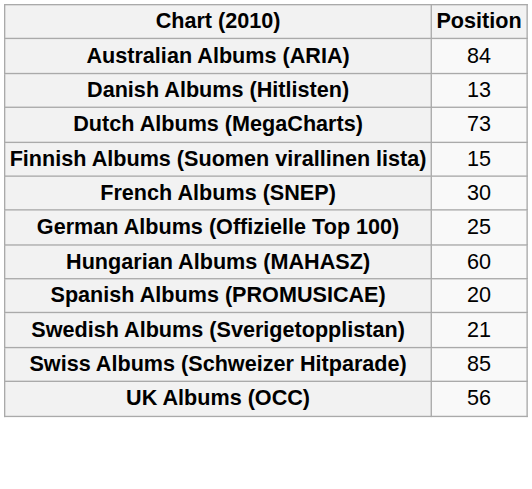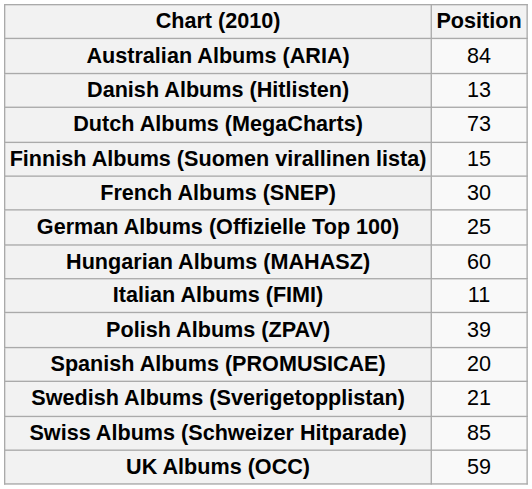+ row: (218, 295)
+ row: (218, 329)
(479, 398) 56 -> (479, 466) 59
